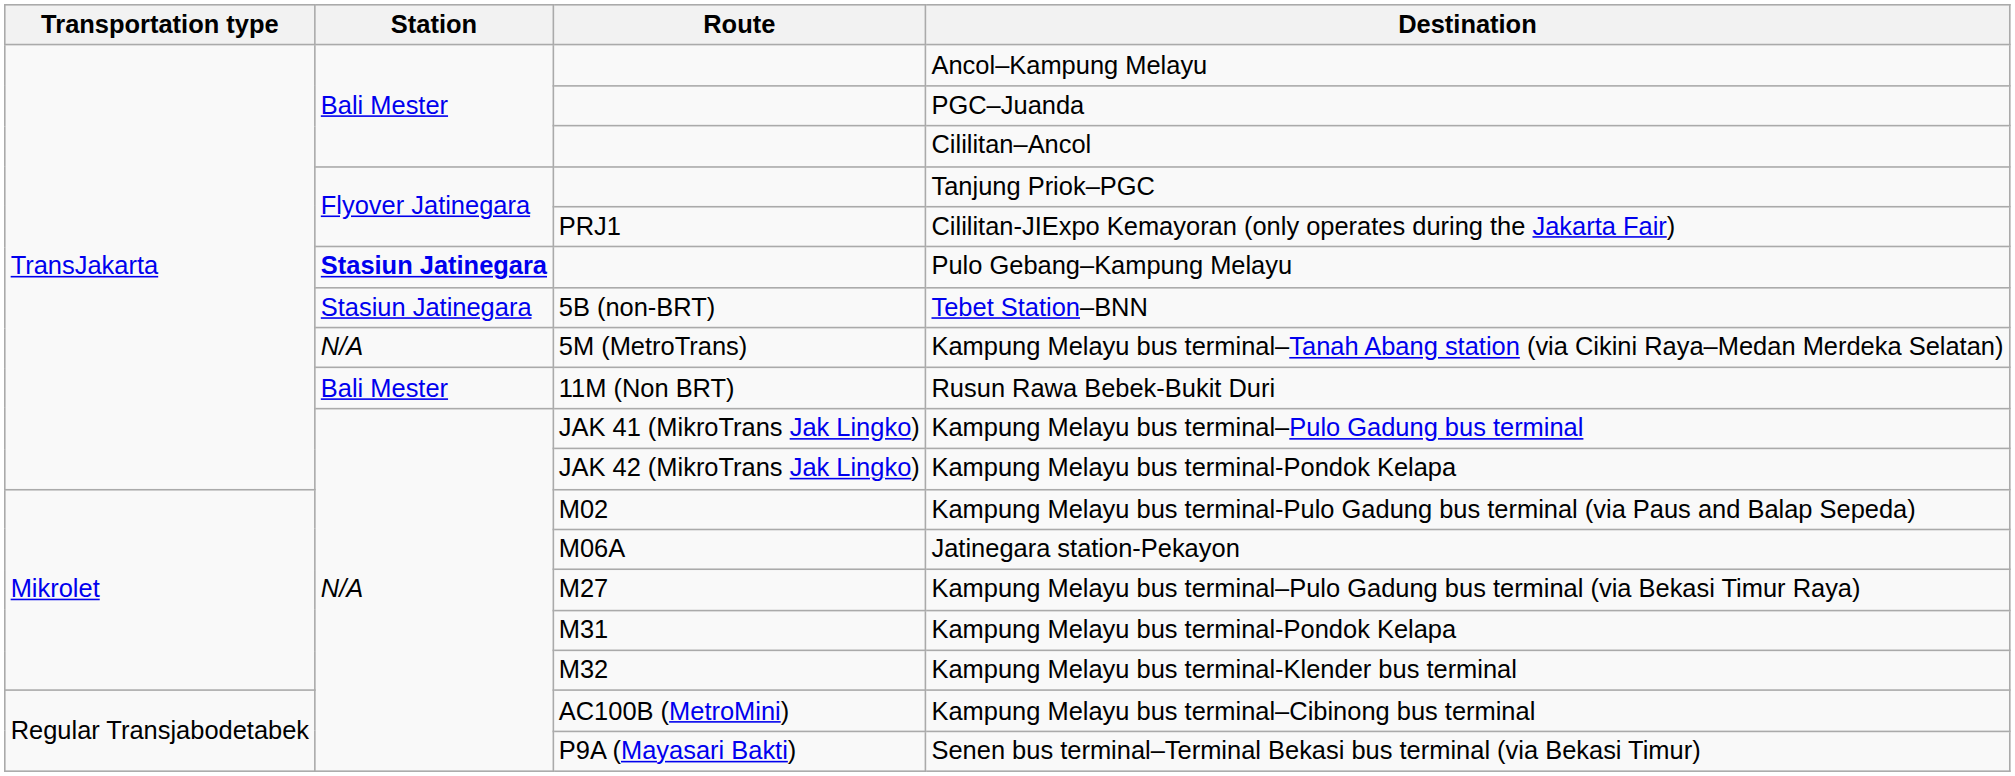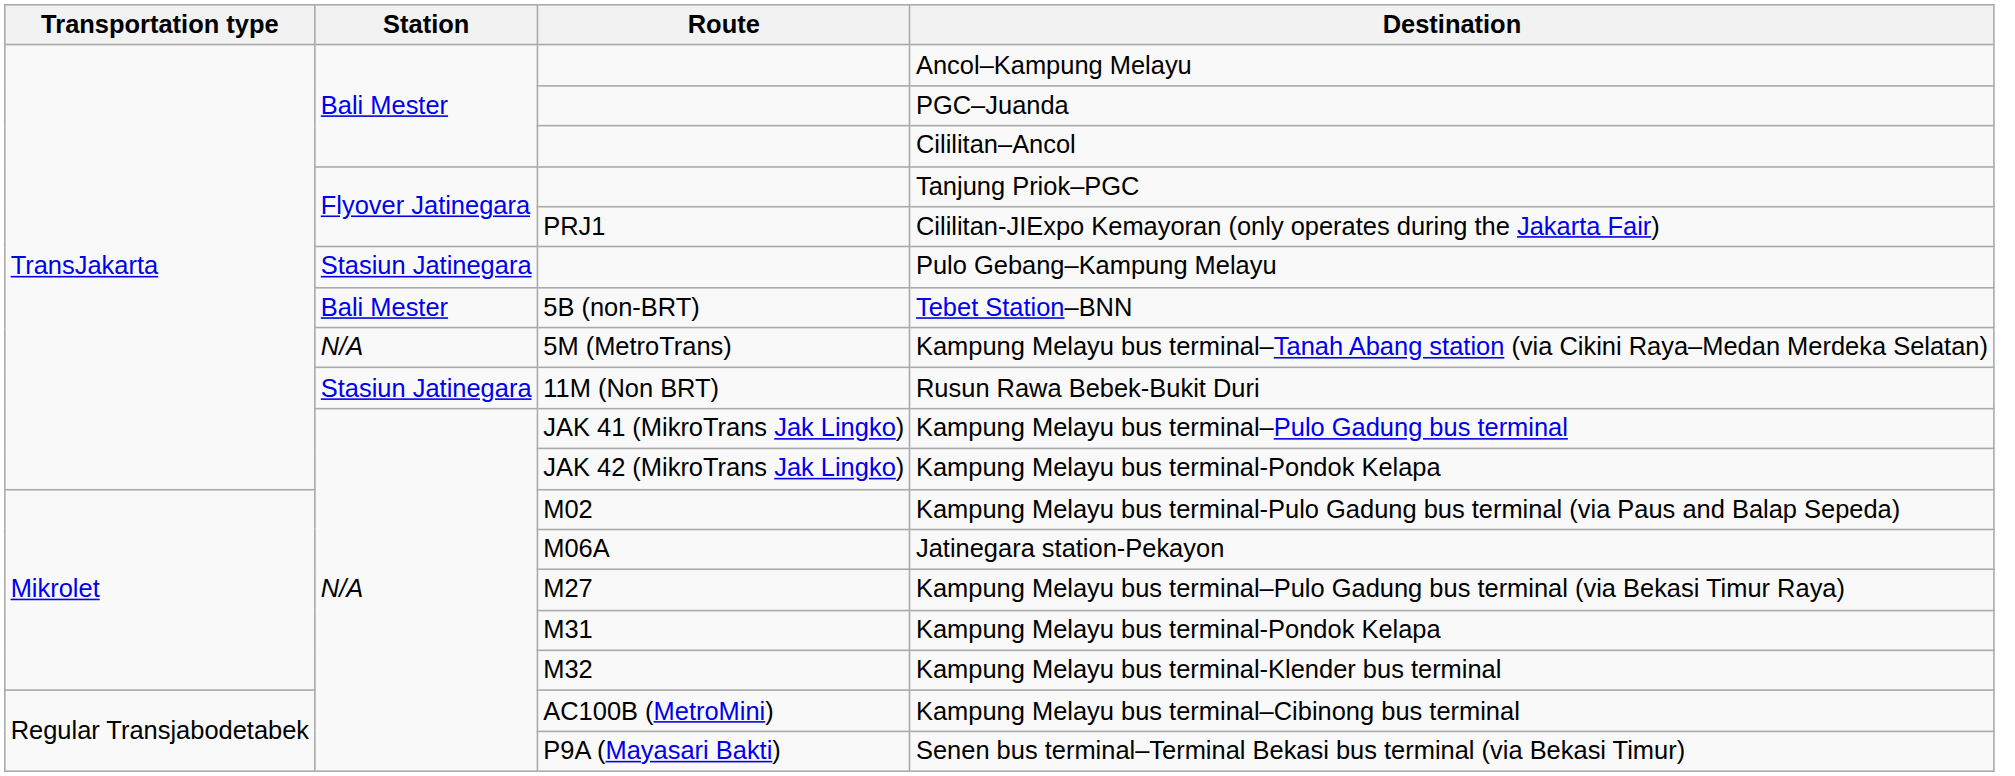(434, 266) bold -> (426, 266) normal
(426, 307) Stasiun Jatinegara -> (384, 307) Bali Mester
(384, 387) Bali Mester -> (426, 387) Stasiun Jatinegara
